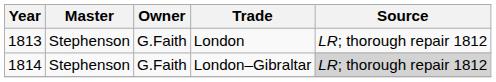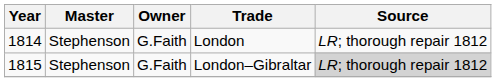(25, 40) 1813 -> (25, 40) 1814
(25, 64) 1814 -> (25, 64) 1815
